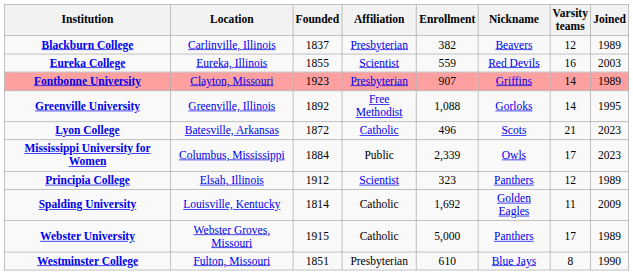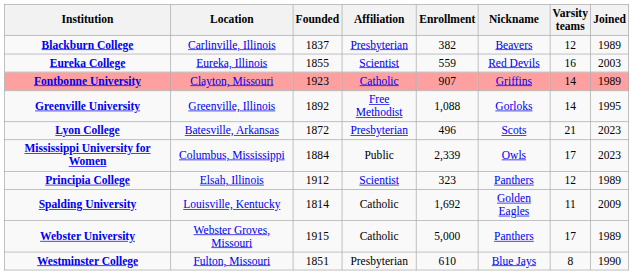(379, 81) Presbyterian -> (379, 81) Catholic
(379, 130) Catholic -> (379, 130) Presbyterian
